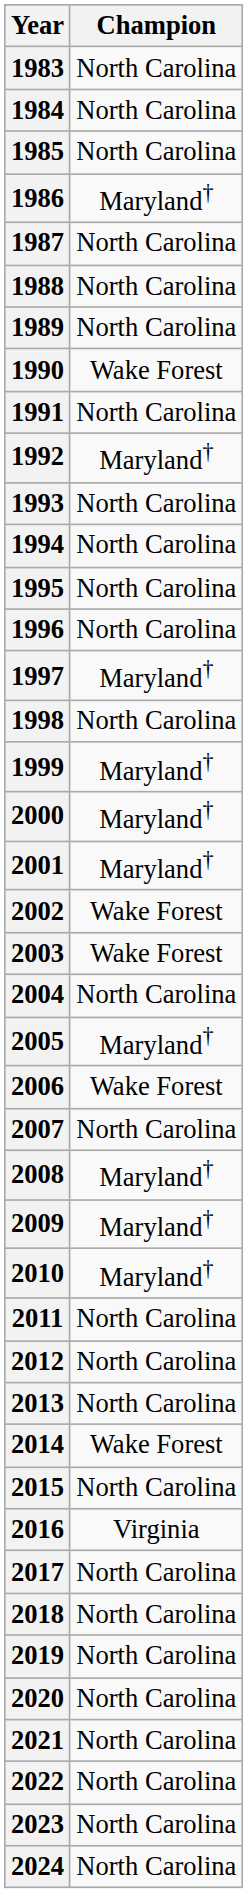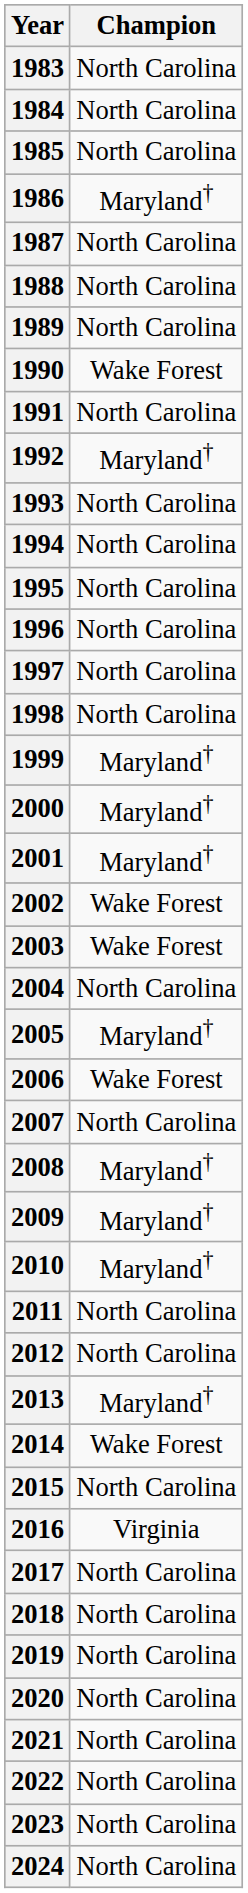(156, 675) Maryland† -> (156, 671) North Carolina
(156, 1403) North Carolina -> (156, 1399) Maryland†
